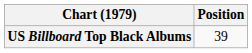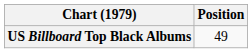(221, 36) 39 -> (221, 36) 49
